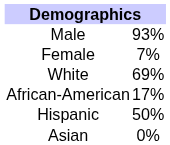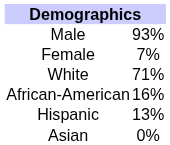(148, 75) 69% -> (148, 75) 71%
(148, 95) 17% -> (148, 95) 16%
(148, 115) 50% -> (148, 115) 13%
